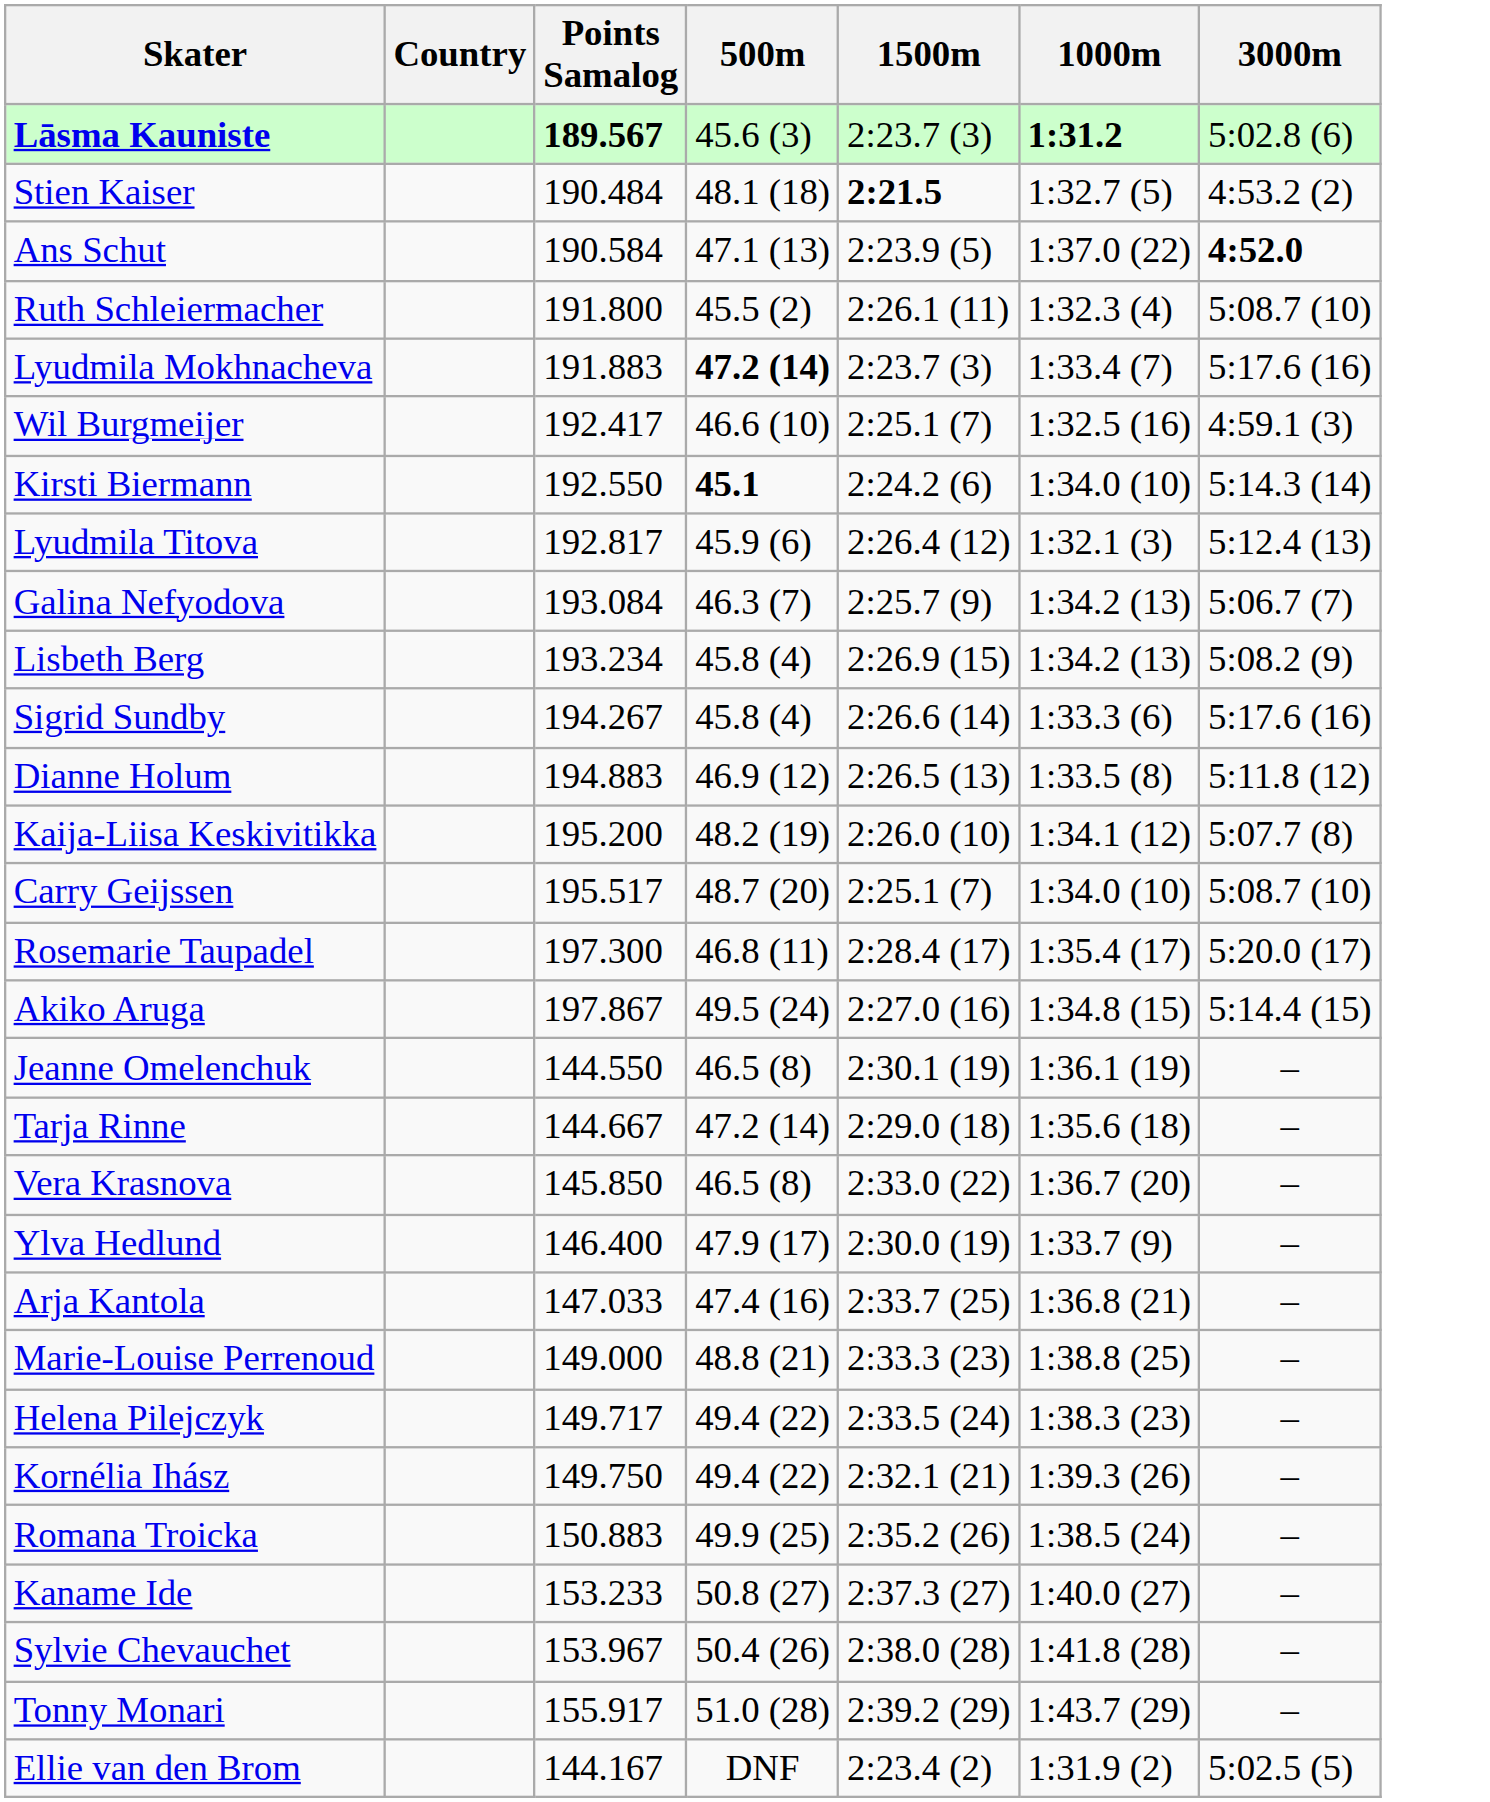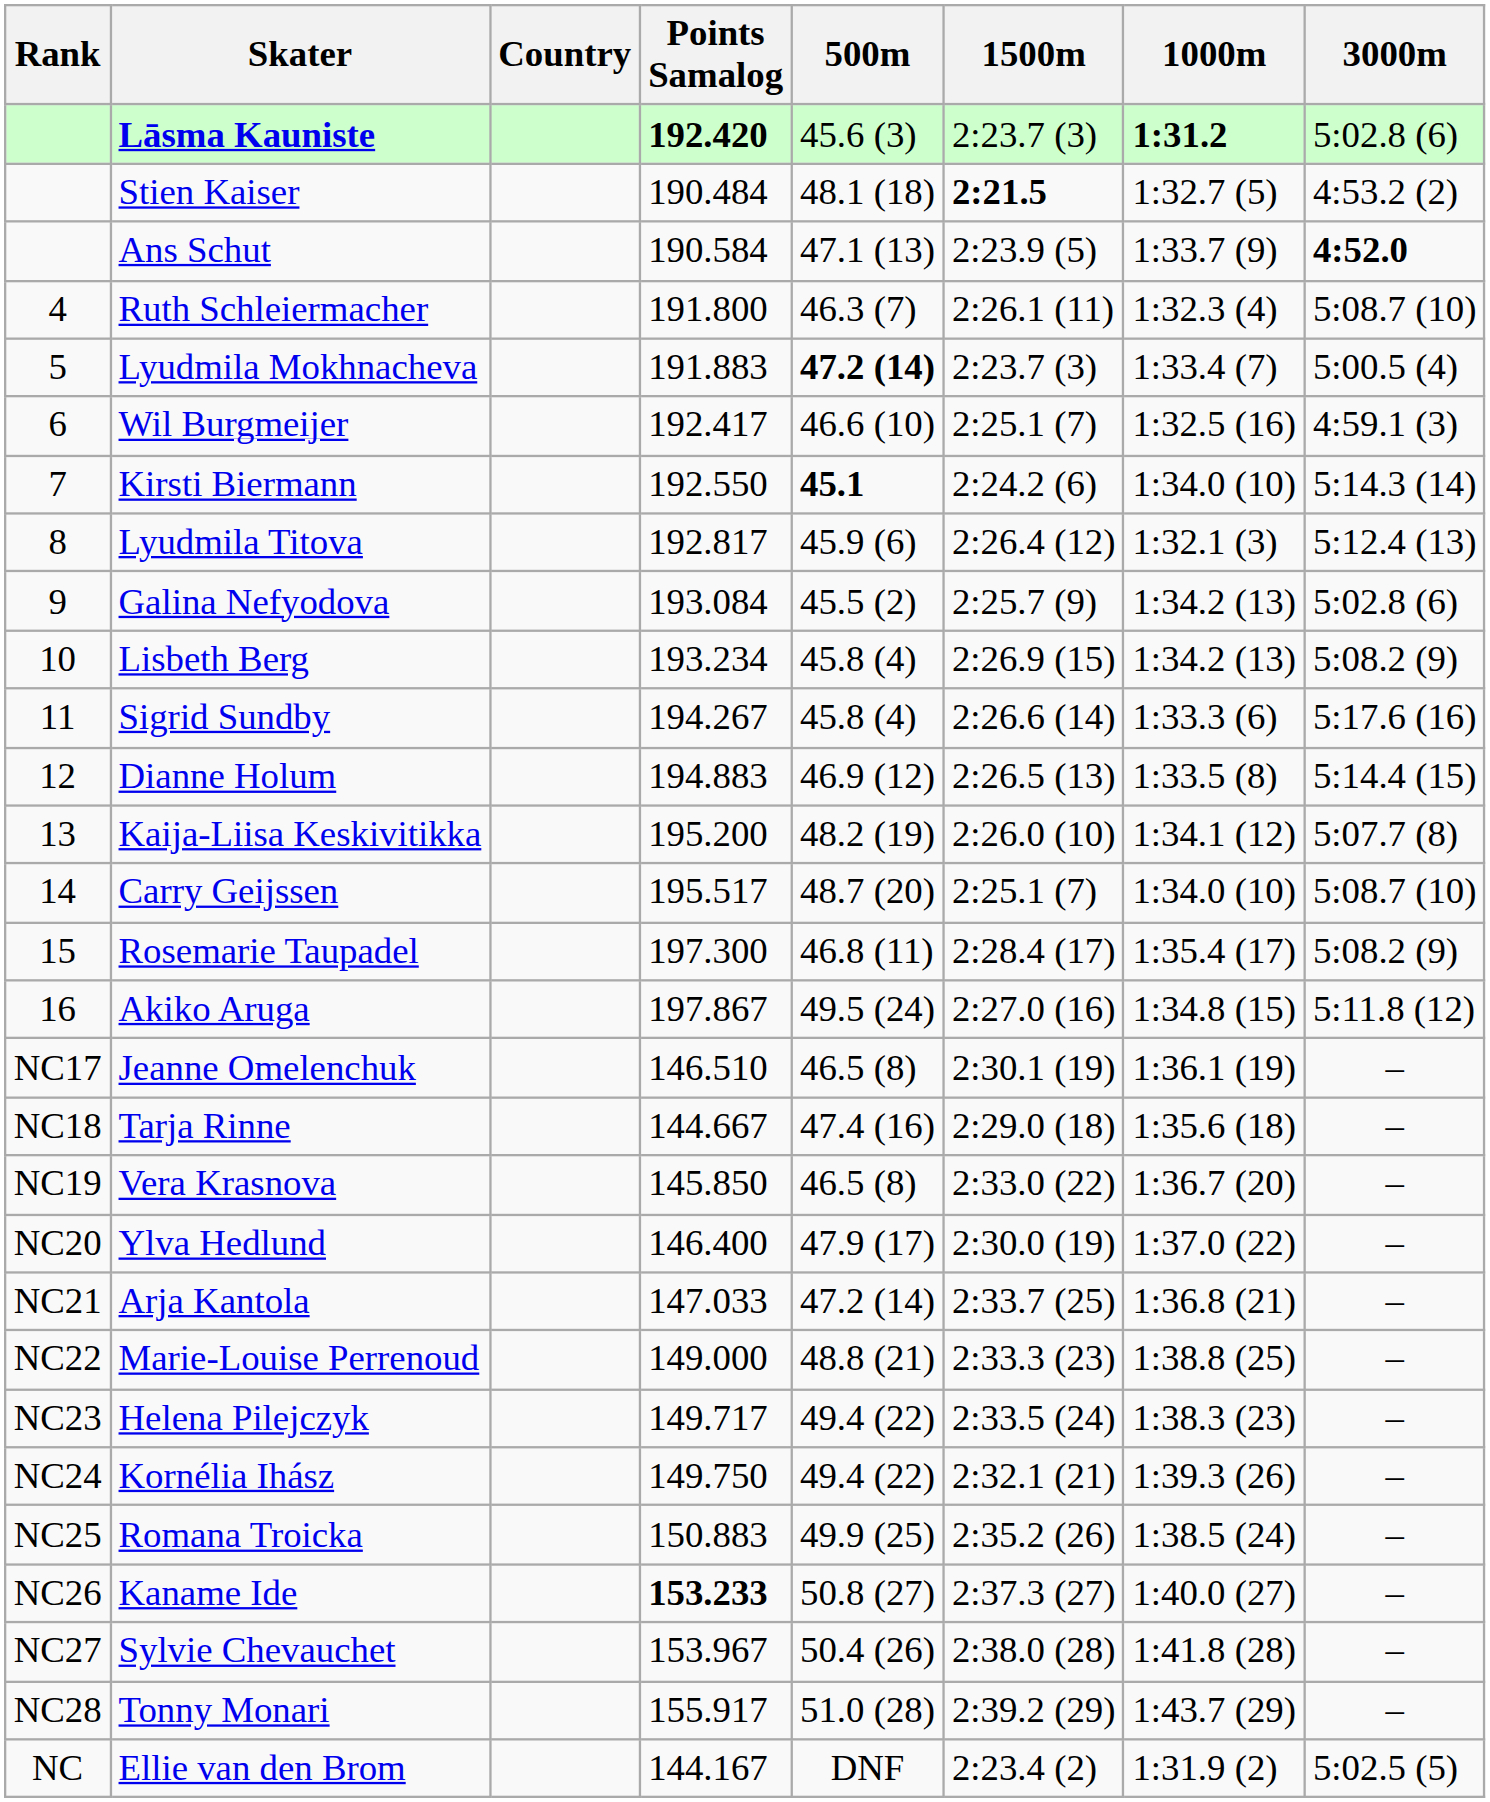+ column: (58, 54)
(603, 133) 189.567 -> (708, 133) 192.420
(1109, 250) 1:37.0 (22) -> (1205, 250) 1:33.7 (9)
(753, 308) 45.5 (2) -> (858, 308) 46.3 (7)
(1290, 366) 5:17.6 (16) -> (1386, 366) 5:00.5 (4)
(753, 600) 46.3 (7) -> (858, 600) 45.5 (2)
(1281, 600) 5:06.7 (7) -> (1386, 600) 5:02.8 (6)
(1289, 775) 5:11.8 (12) -> (1395, 775) 5:14.4 (15)
(1290, 950) 5:20.0 (17) -> (1386, 950) 5:08.2 (9)
(1290, 1008) 5:14.4 (15) -> (1394, 1008) 5:11.8 (12)
(603, 1067) 144.550 -> (708, 1067) 146.510
(763, 1125) 47.2 (14) -> (868, 1125) 47.4 (16)
(1100, 1242) 1:33.7 (9) -> (1214, 1242) 1:37.0 (22)
(763, 1300) 47.4 (16) -> (868, 1300) 47.2 (14)
(603, 1592) normal -> (708, 1592) bold
